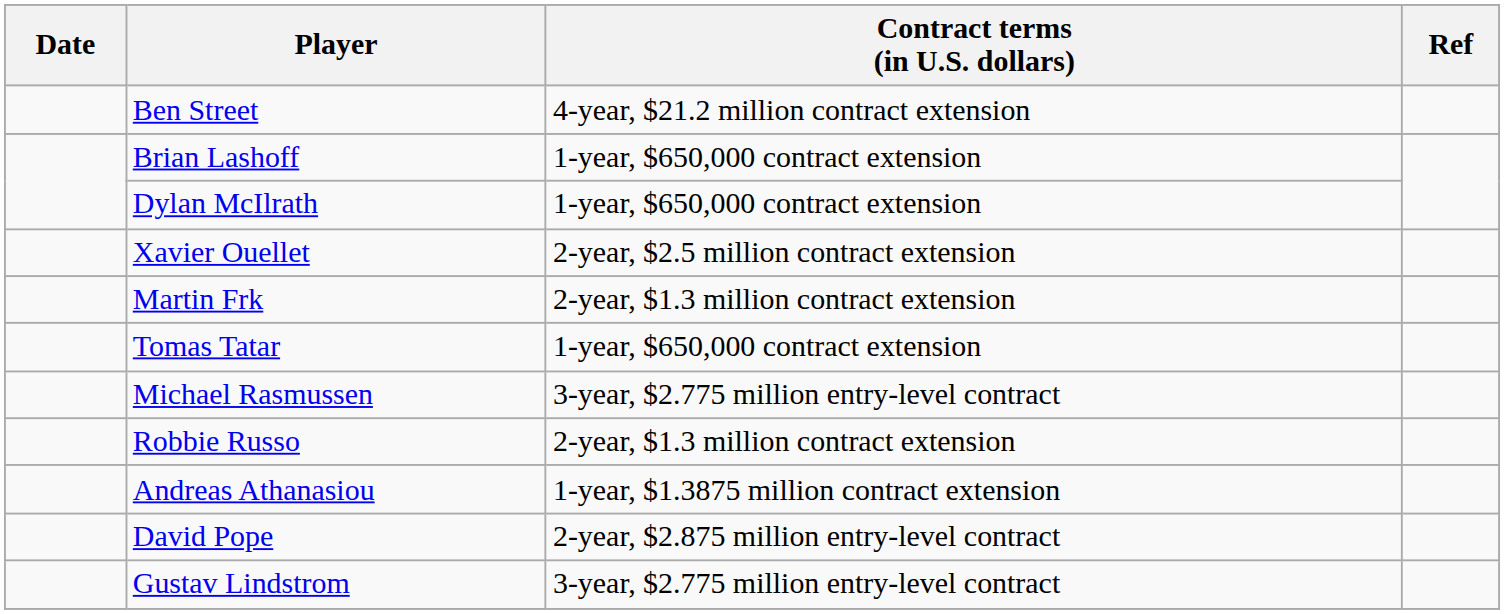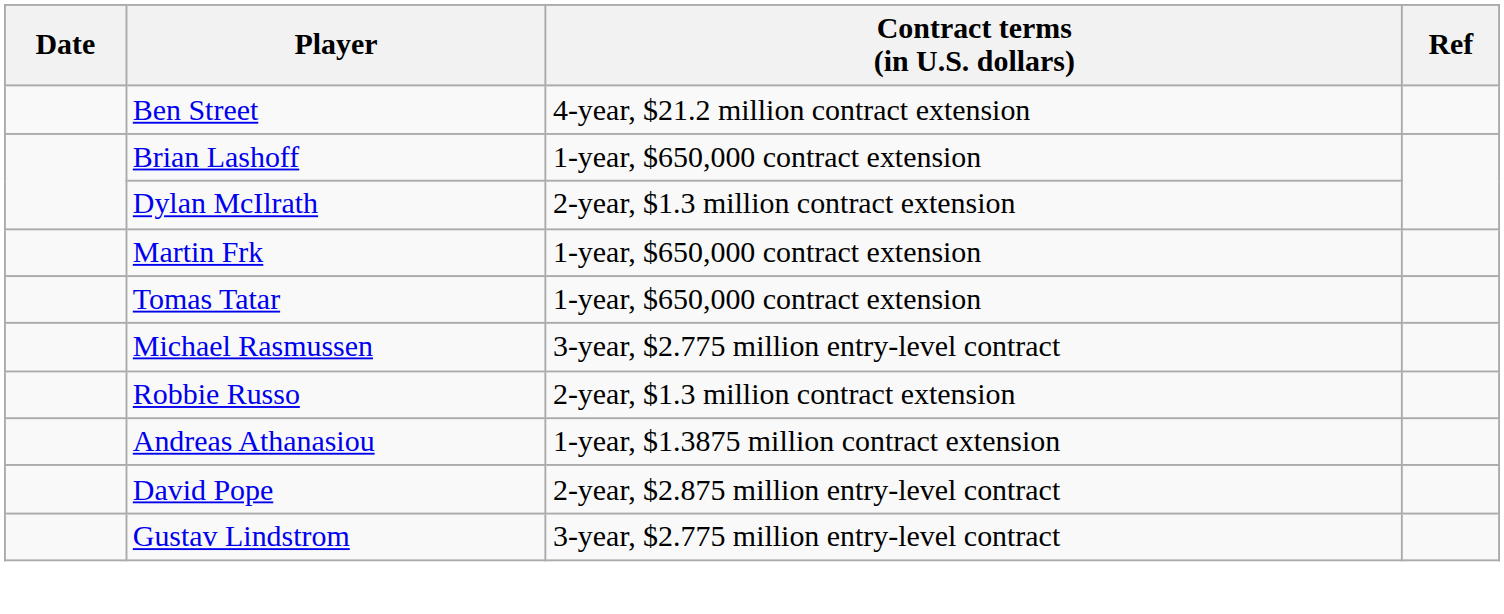(767, 204) 1-year, $650,000 contract extension -> (784, 204) 2-year, $1.3 million contract extension
- row: (221, 251)
(784, 299) 2-year, $1.3 million contract extension -> (767, 251) 1-year, $650,000 contract extension
